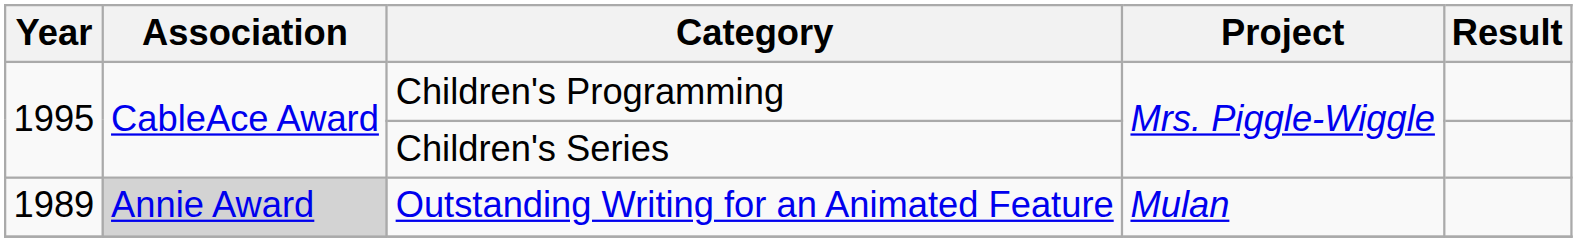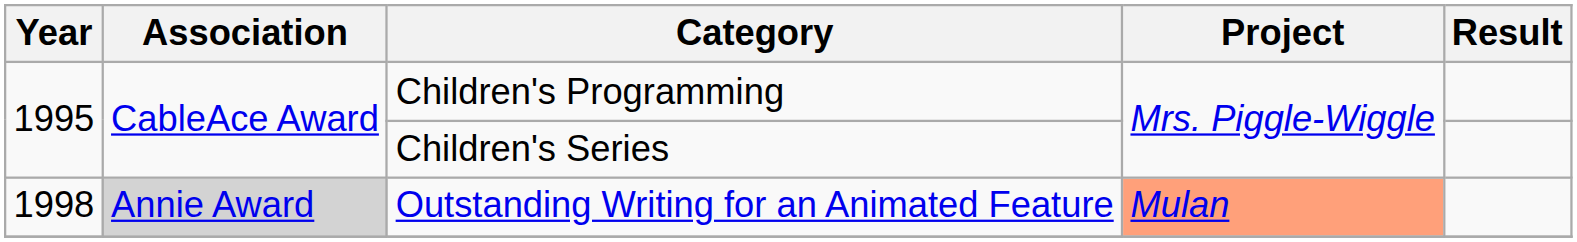(54, 206) 1989 -> (54, 206) 1998
(1180, 206) no background -> (1180, 206) lightsalmon background
